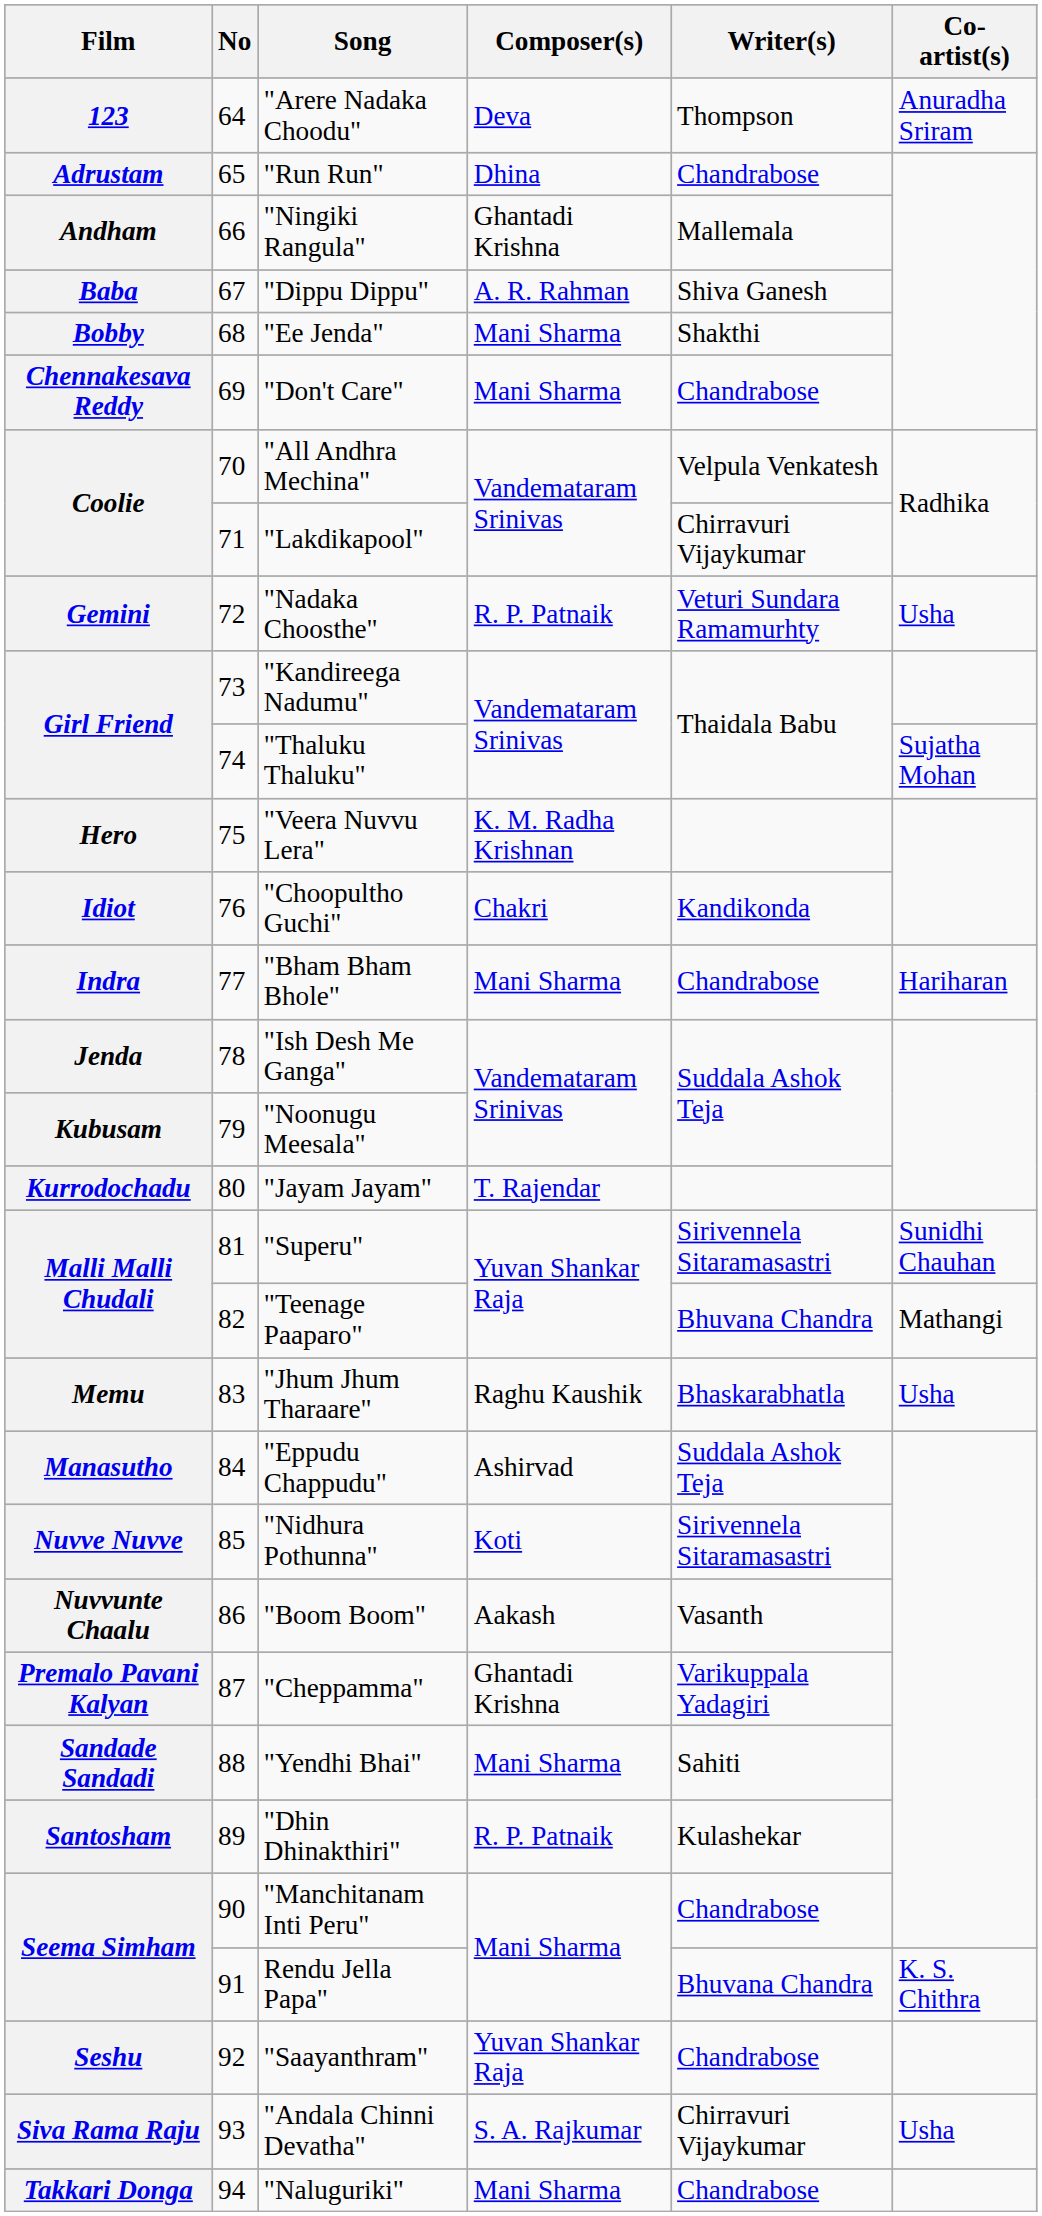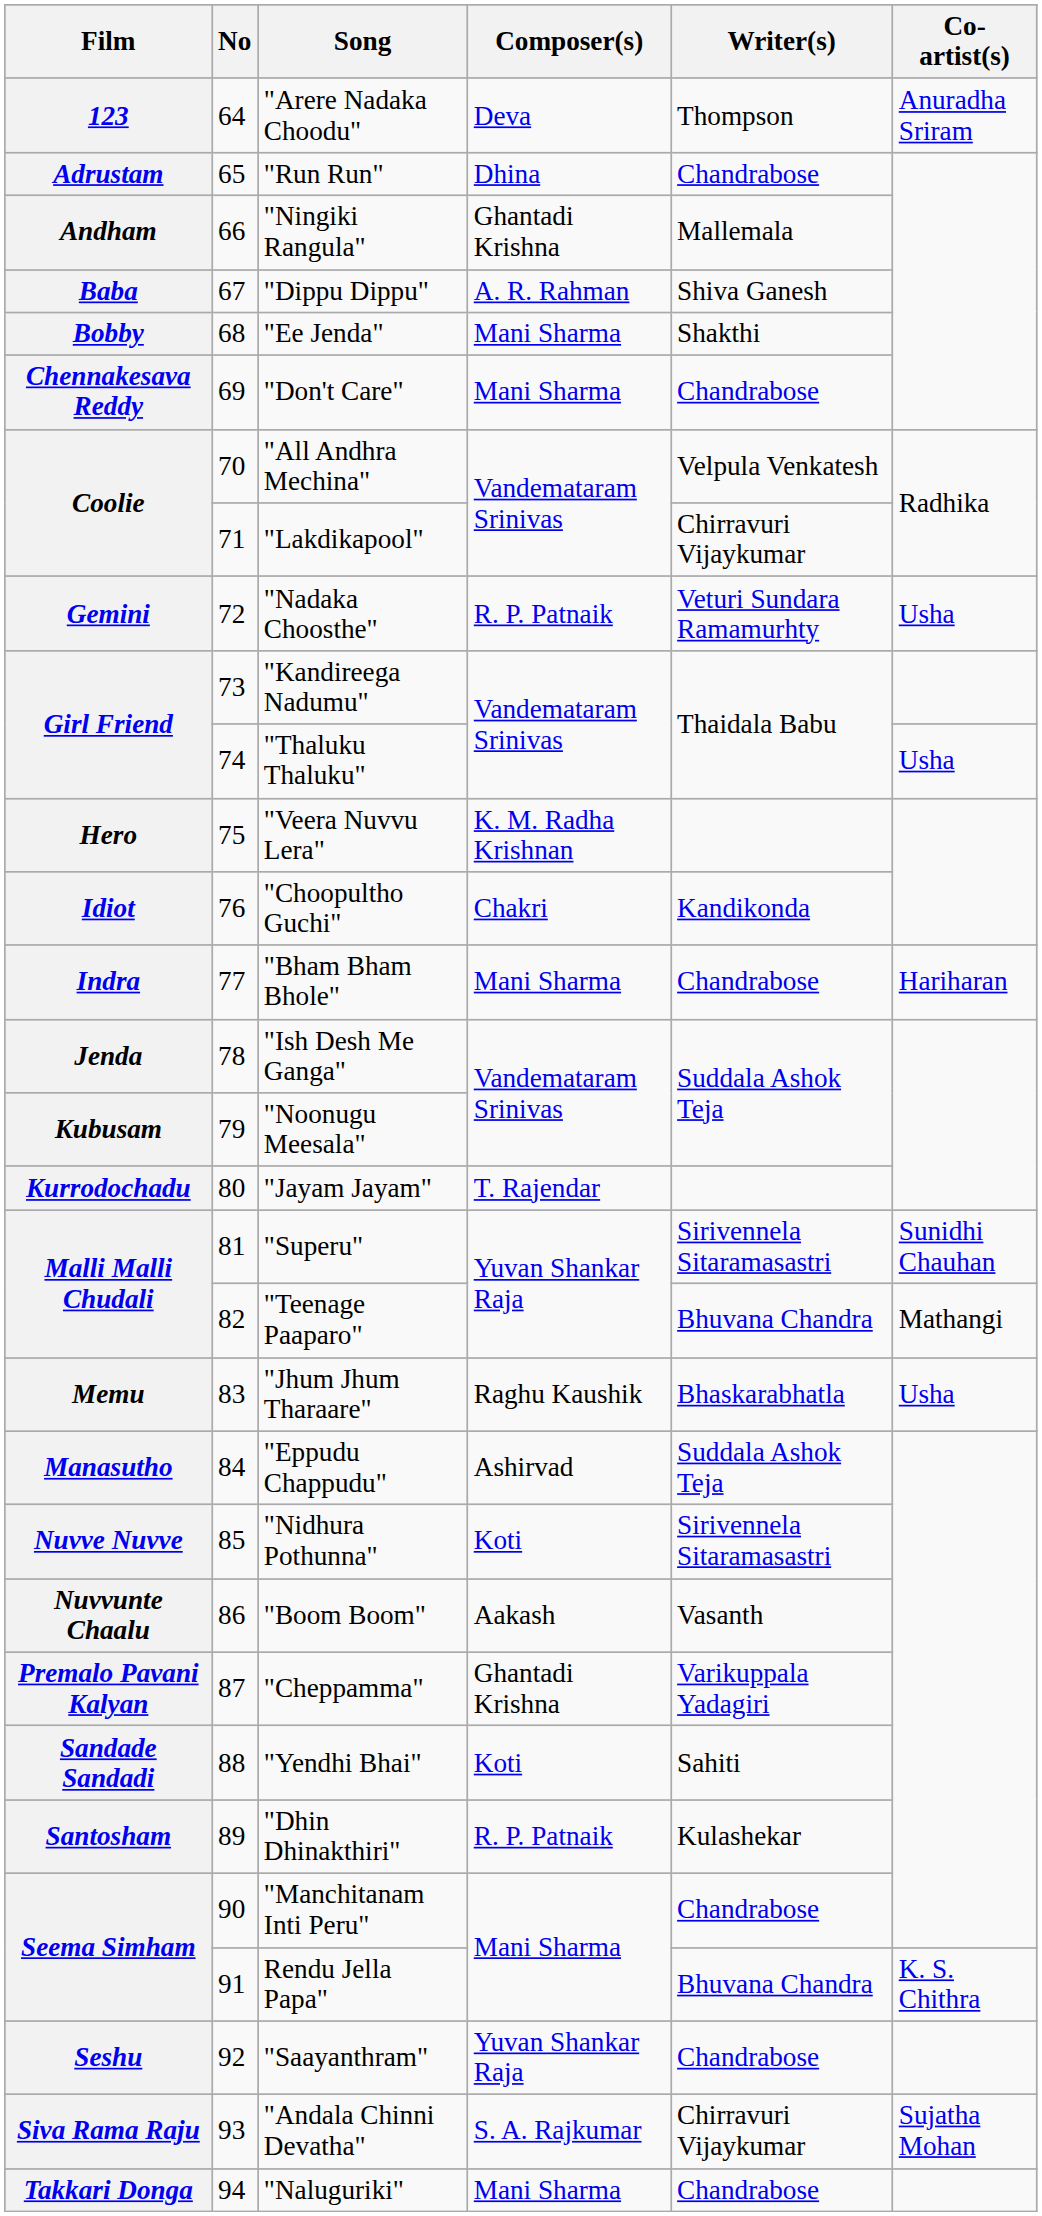(940, 760) Sujatha Mohan -> (927, 760) Usha
(547, 1762) Mani Sharma -> (498, 1762) Koti
(927, 2131) Usha -> (940, 2131) Sujatha Mohan
